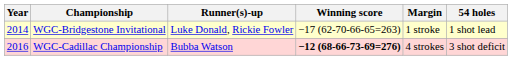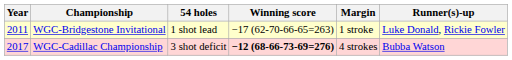columns swapped: (477, 13) <-> (232, 13)
(18, 30) 2014 -> (18, 30) 2011
(18, 47) 2016 -> (18, 47) 2017
